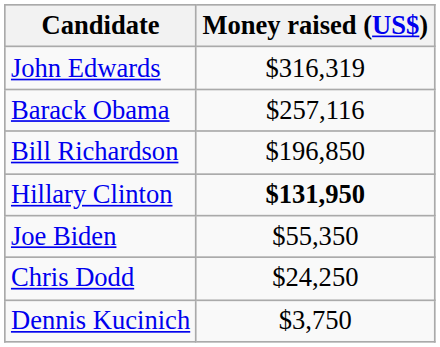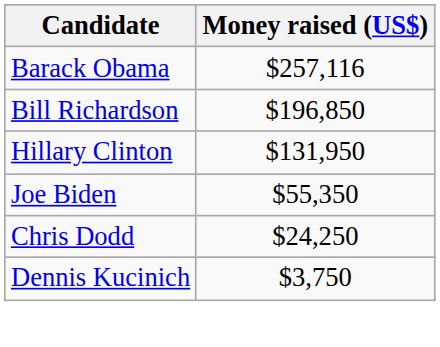- row: (86, 67)
(315, 194) bold -> (315, 151) normal
